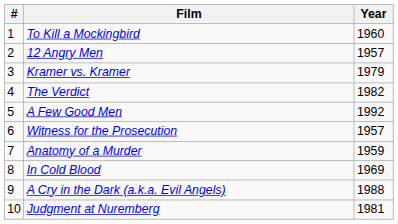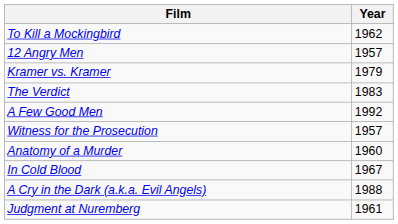- column: (14, 14)
(371, 33) 1960 -> (369, 33) 1962
(371, 92) 1982 -> (369, 92) 1983
(371, 151) 1959 -> (369, 151) 1960
(371, 170) 1969 -> (369, 170) 1967
(371, 209) 1981 -> (369, 209) 1961
